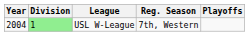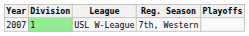(16, 25) 2004 -> (16, 25) 2007
